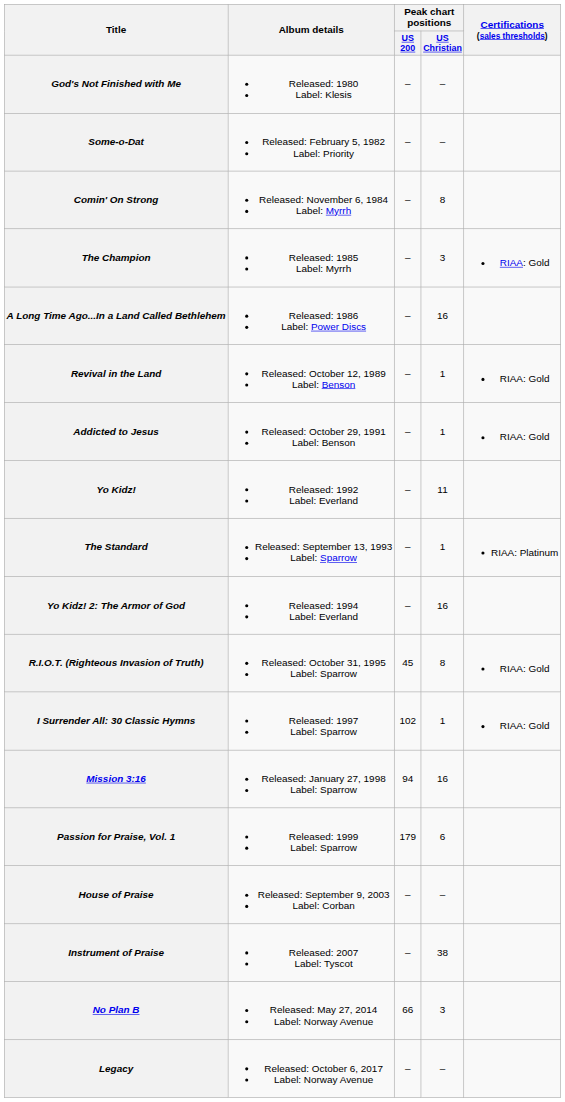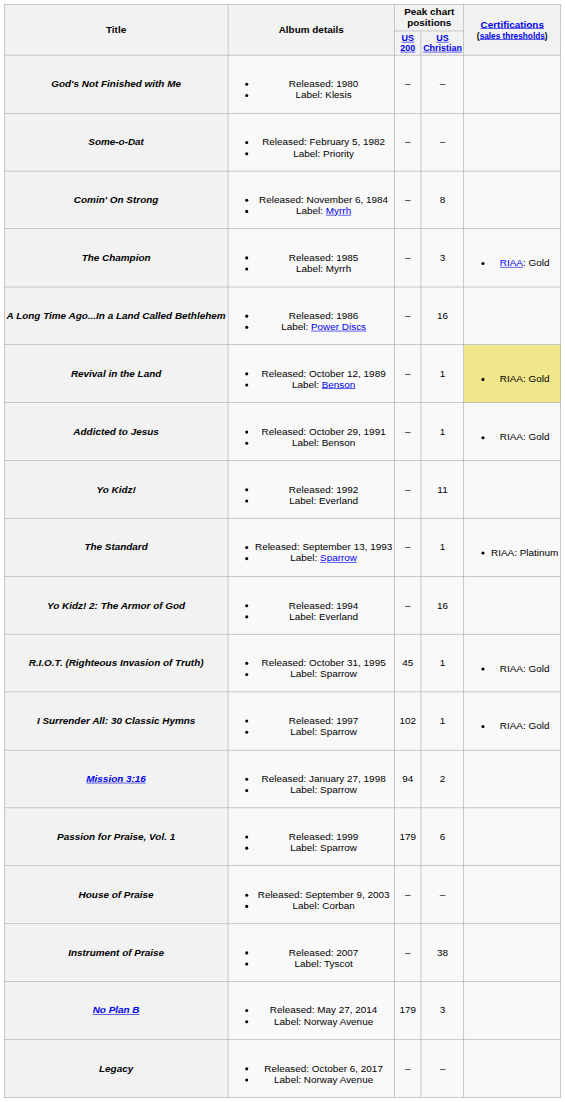(512, 379) no background -> (512, 379) khaki background
(442, 663) 8 -> (442, 663) 1
(442, 779) 16 -> (442, 779) 2
(408, 1010) 66 -> (408, 1010) 179
